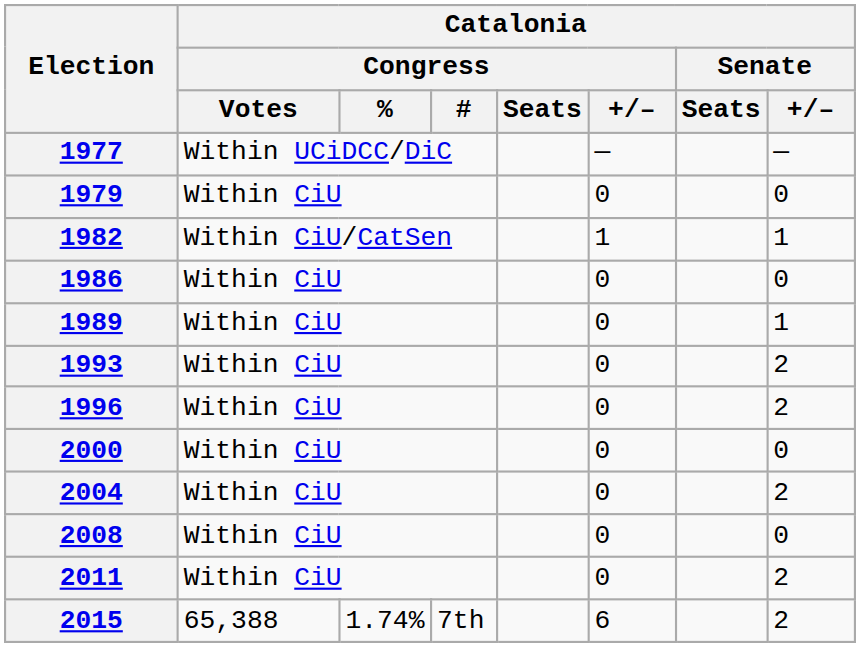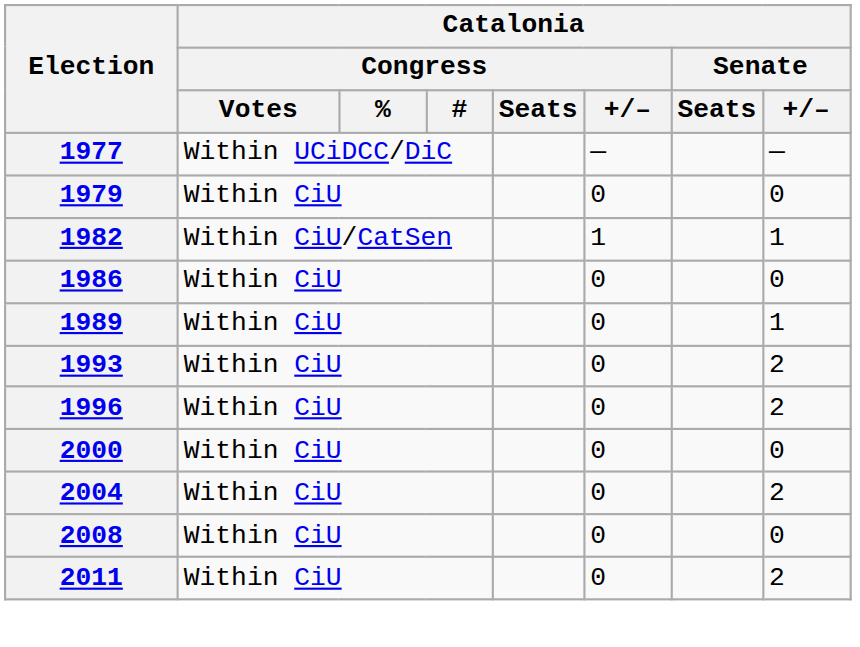- row: (91, 621)
